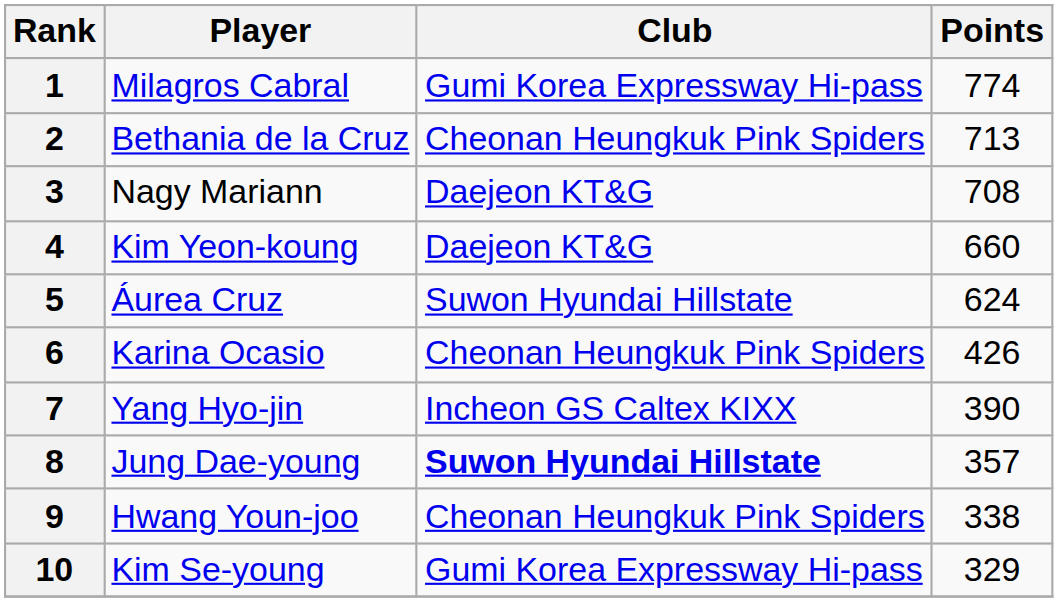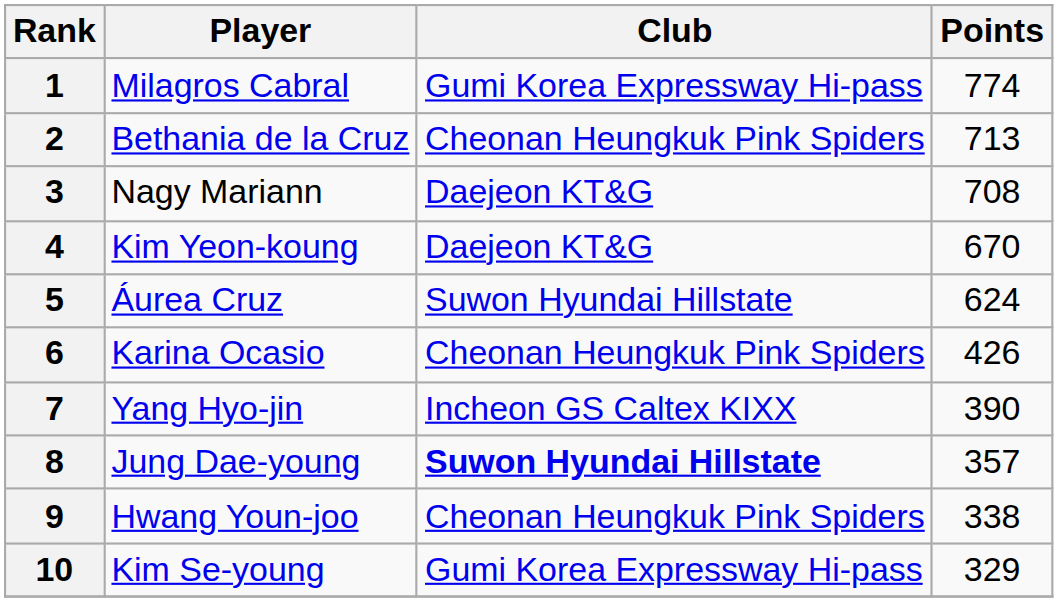(992, 246) 660 -> (992, 246) 670
